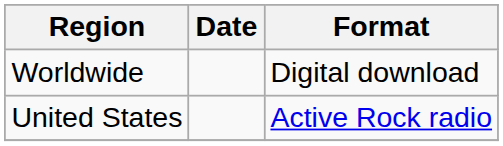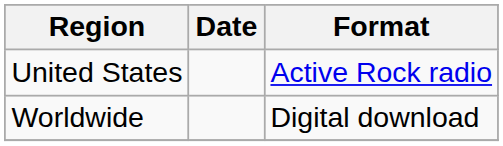rows swapped: (97, 117) <-> (78, 72)
